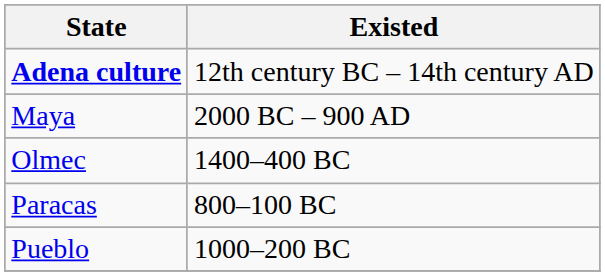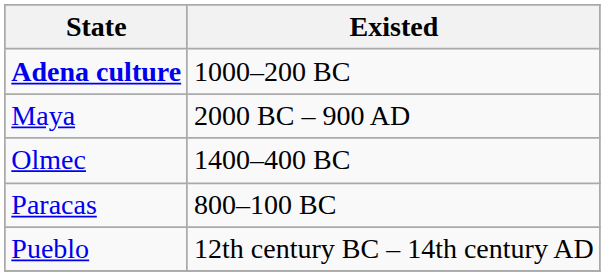(394, 71) 12th century BC – 14th century AD -> (272, 71) 1000–200 BC
(272, 248) 1000–200 BC -> (394, 248) 12th century BC – 14th century AD
